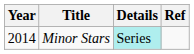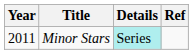(22, 37) 2014 -> (22, 37) 2011
